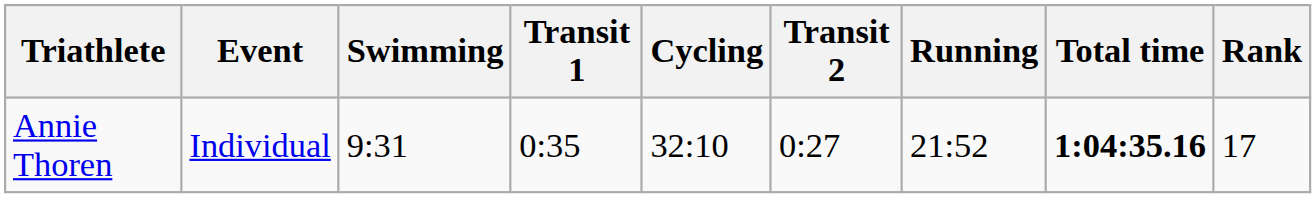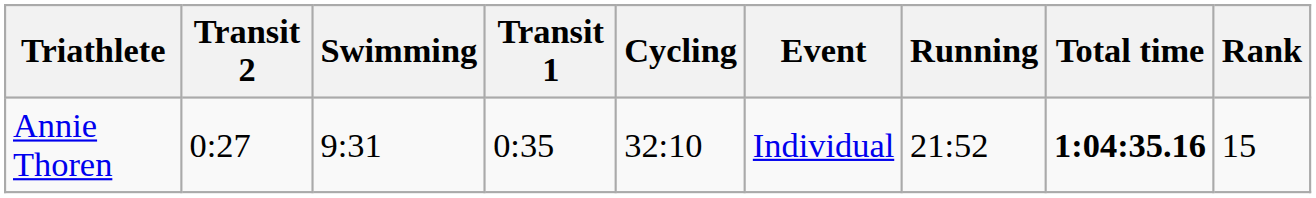columns swapped: (260, 51) <-> (837, 51)
(1239, 144) 17 -> (1239, 144) 15
